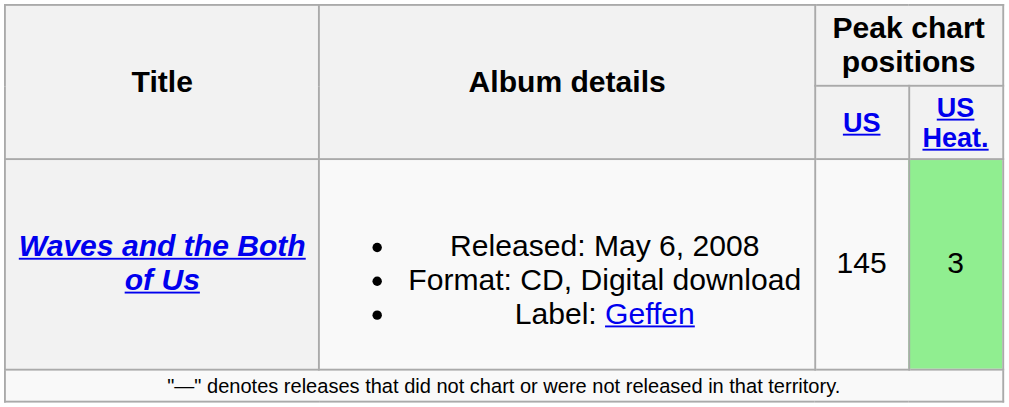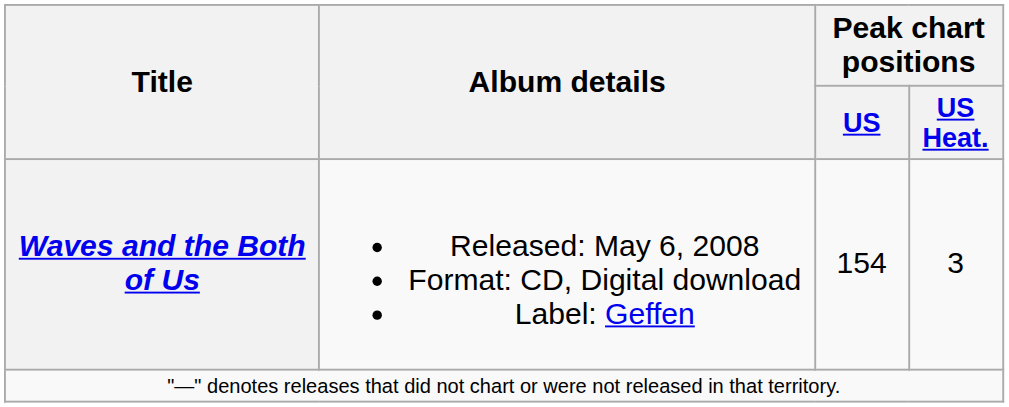(862, 263) 145 -> (862, 263) 154
(956, 263) lightgreen background -> (956, 263) no background
